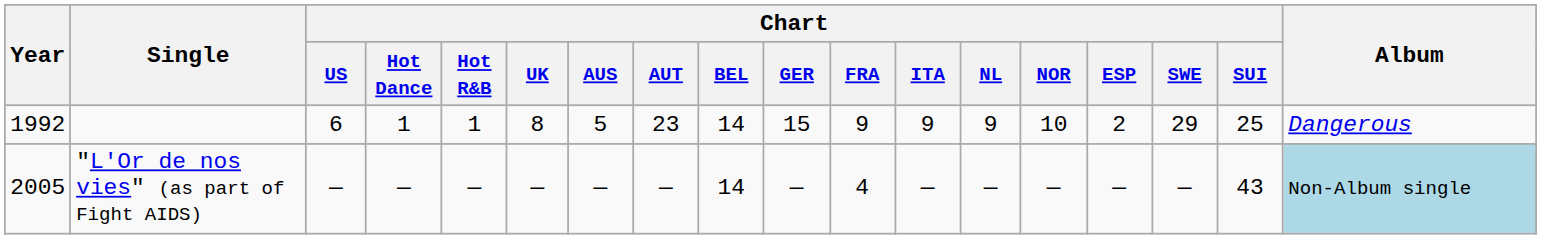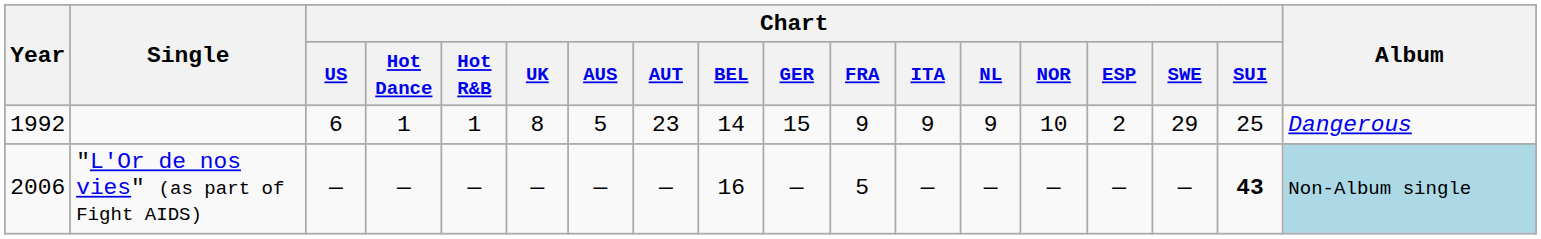(38, 188) 2005 -> (38, 188) 2006
(731, 188) 14 -> (731, 188) 16
(862, 188) 4 -> (862, 188) 5
(1250, 188) normal -> (1250, 188) bold
